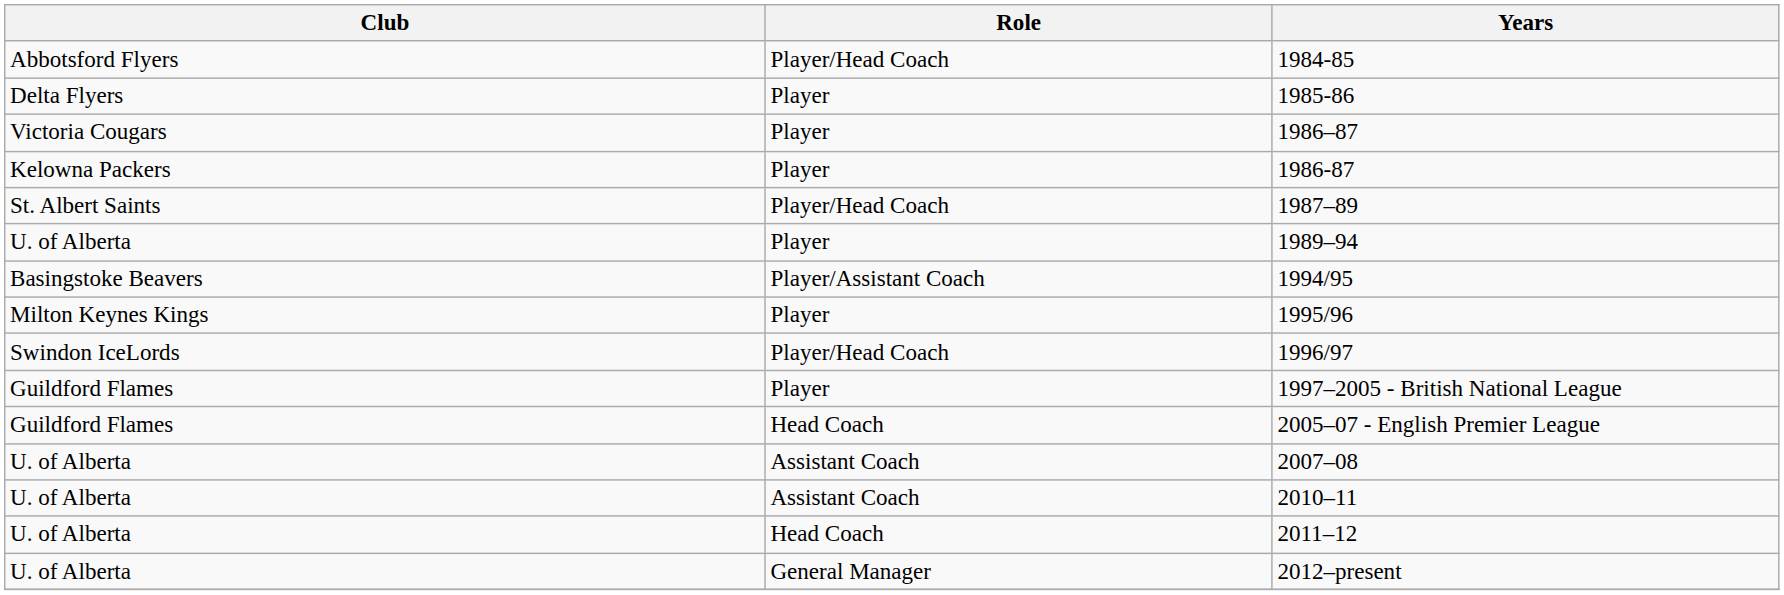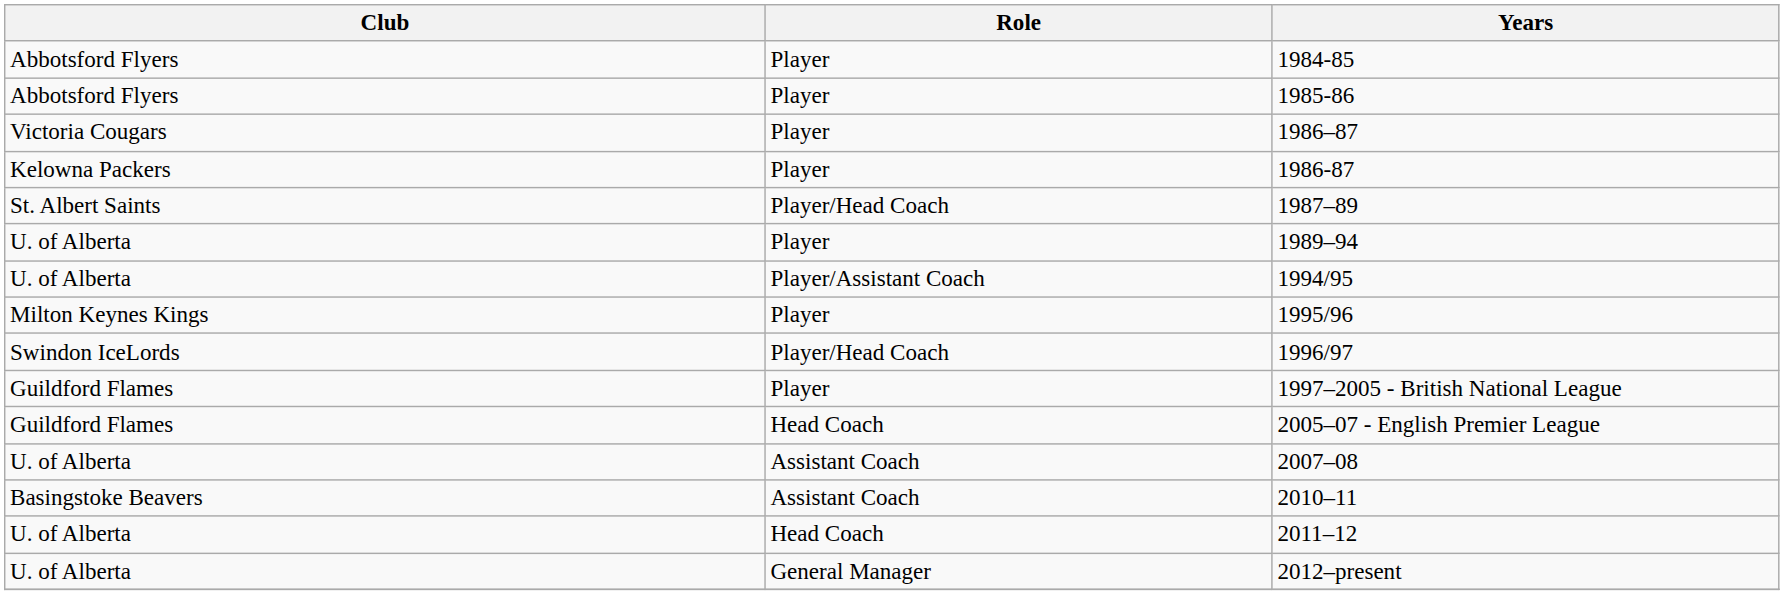(860, 59) Player/Head Coach -> (800, 59) Player
(67, 95) Delta Flyers -> (94, 95) Abbotsford Flyers
(106, 278) Basingstoke Beavers -> (70, 278) U. of Alberta
(70, 497) U. of Alberta -> (106, 497) Basingstoke Beavers
